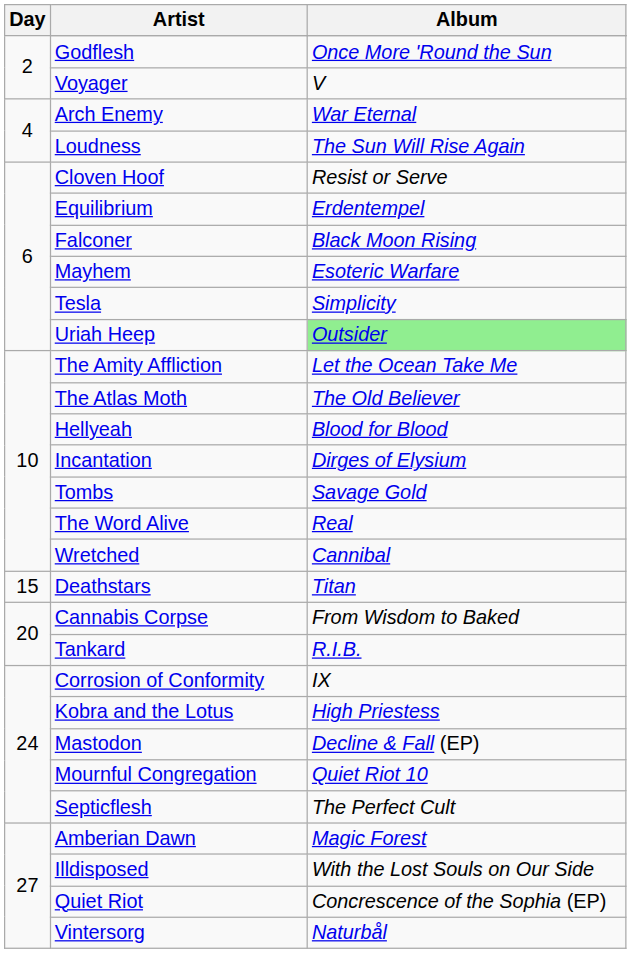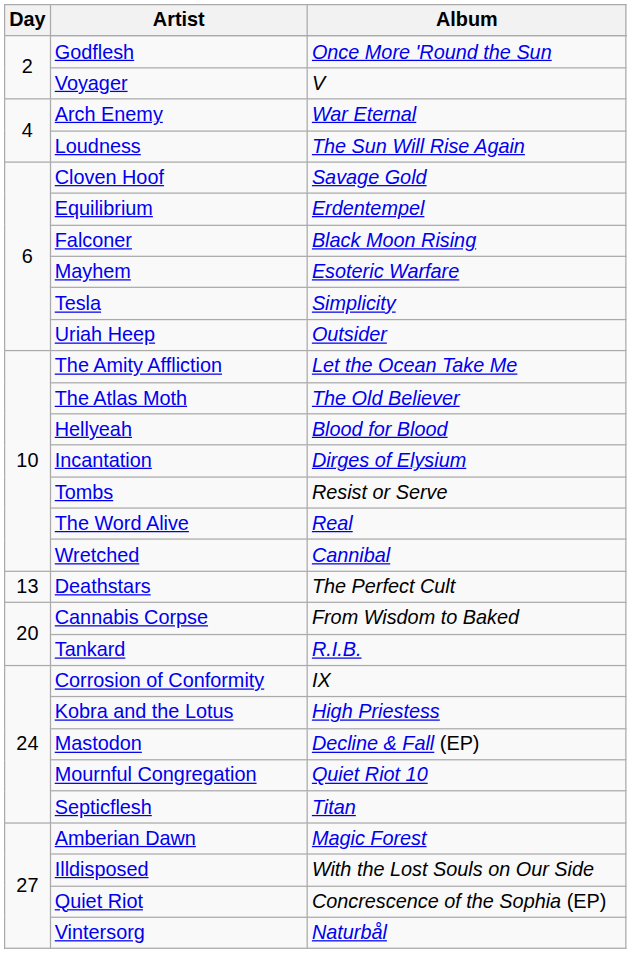(380, 177) Resist or Serve -> (369, 177) Savage Gold
(349, 334) lightgreen background -> (349, 334) no background
(369, 492) Savage Gold -> (380, 492) Resist or Serve
(27, 586) 15 -> (27, 586) 13
(334, 586) Titan -> (384, 586) The Perfect Cult
(384, 806) The Perfect Cult -> (334, 806) Titan
